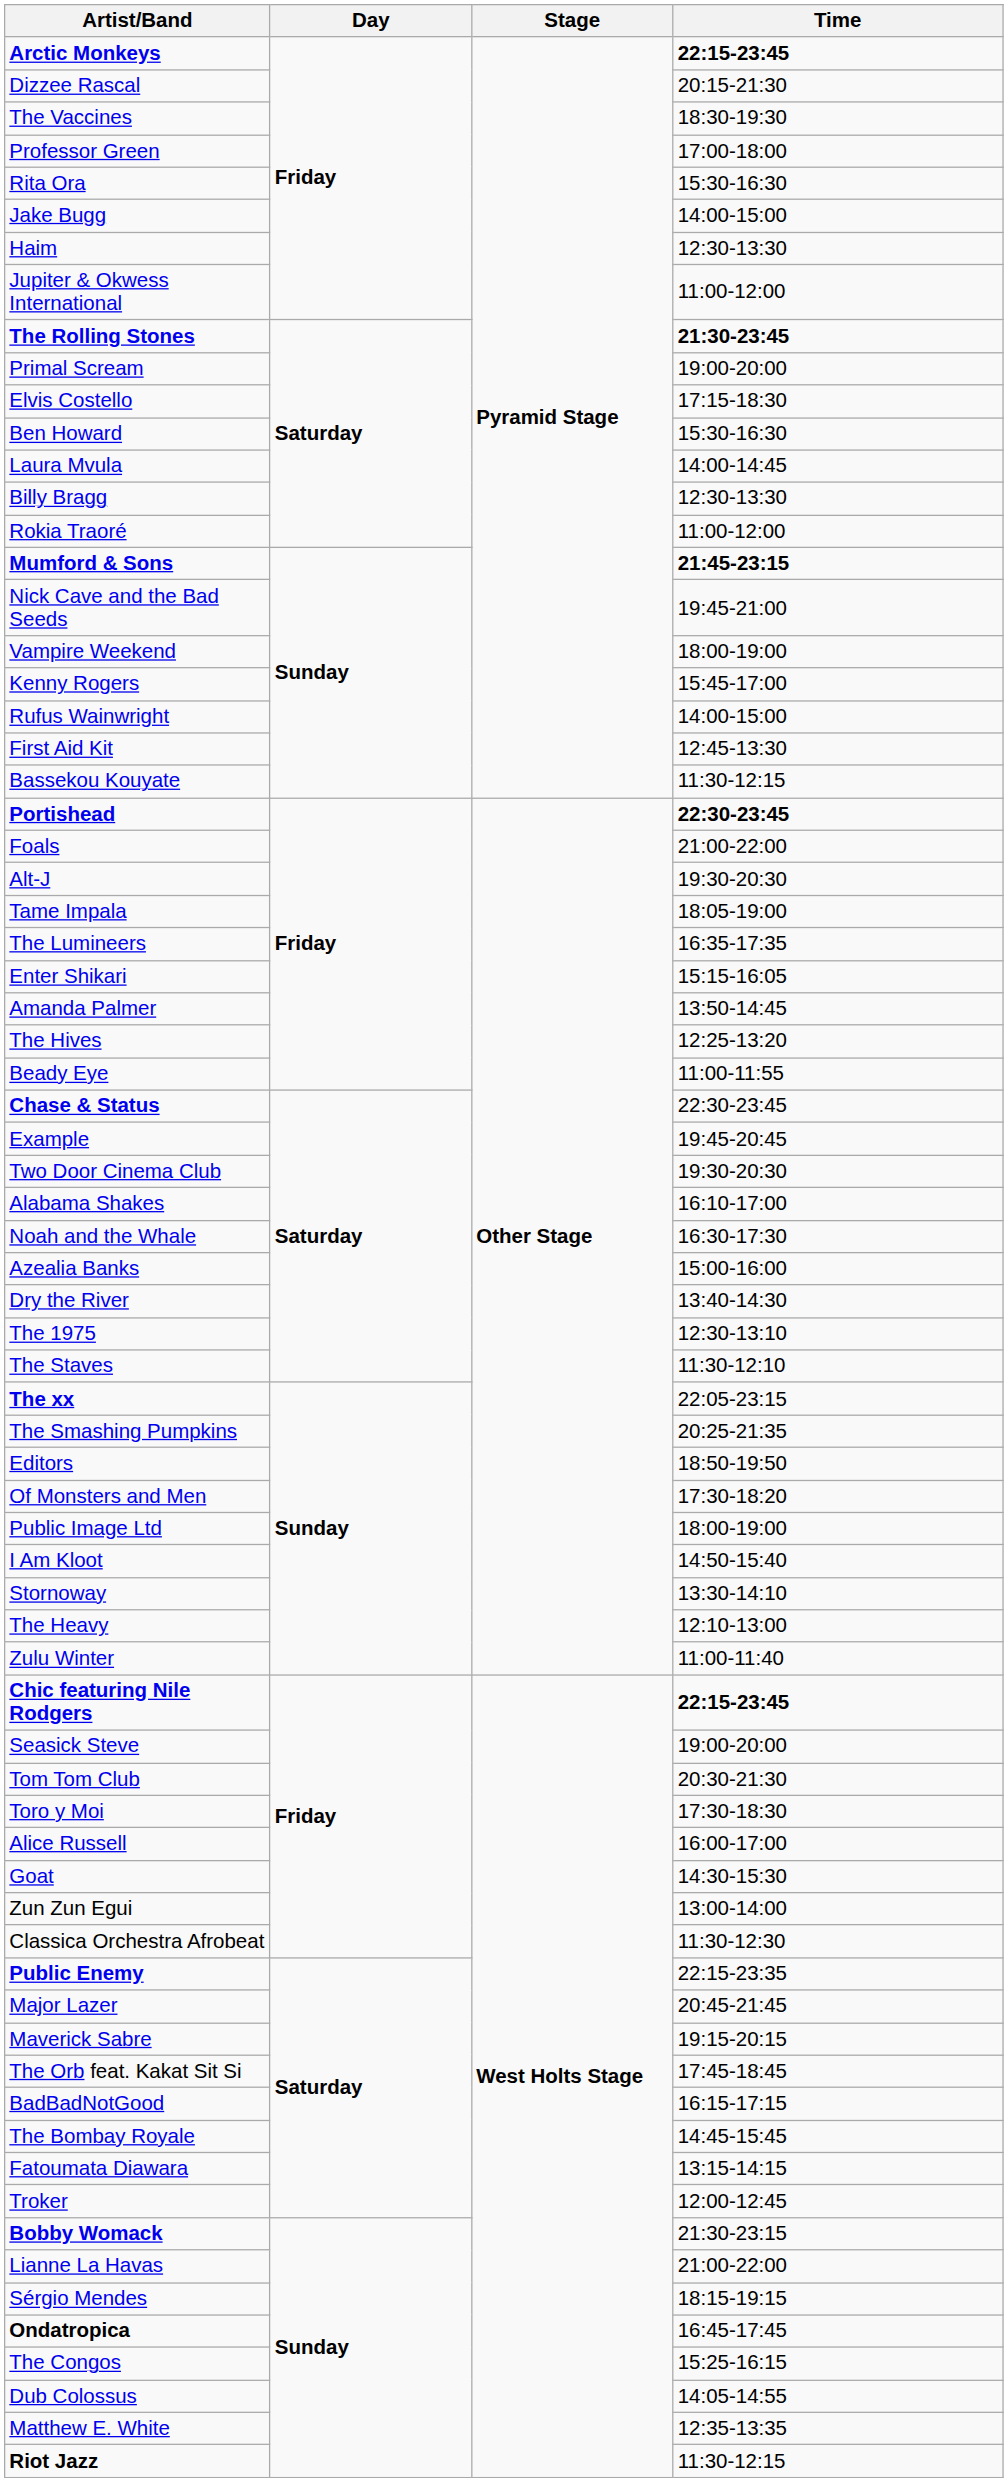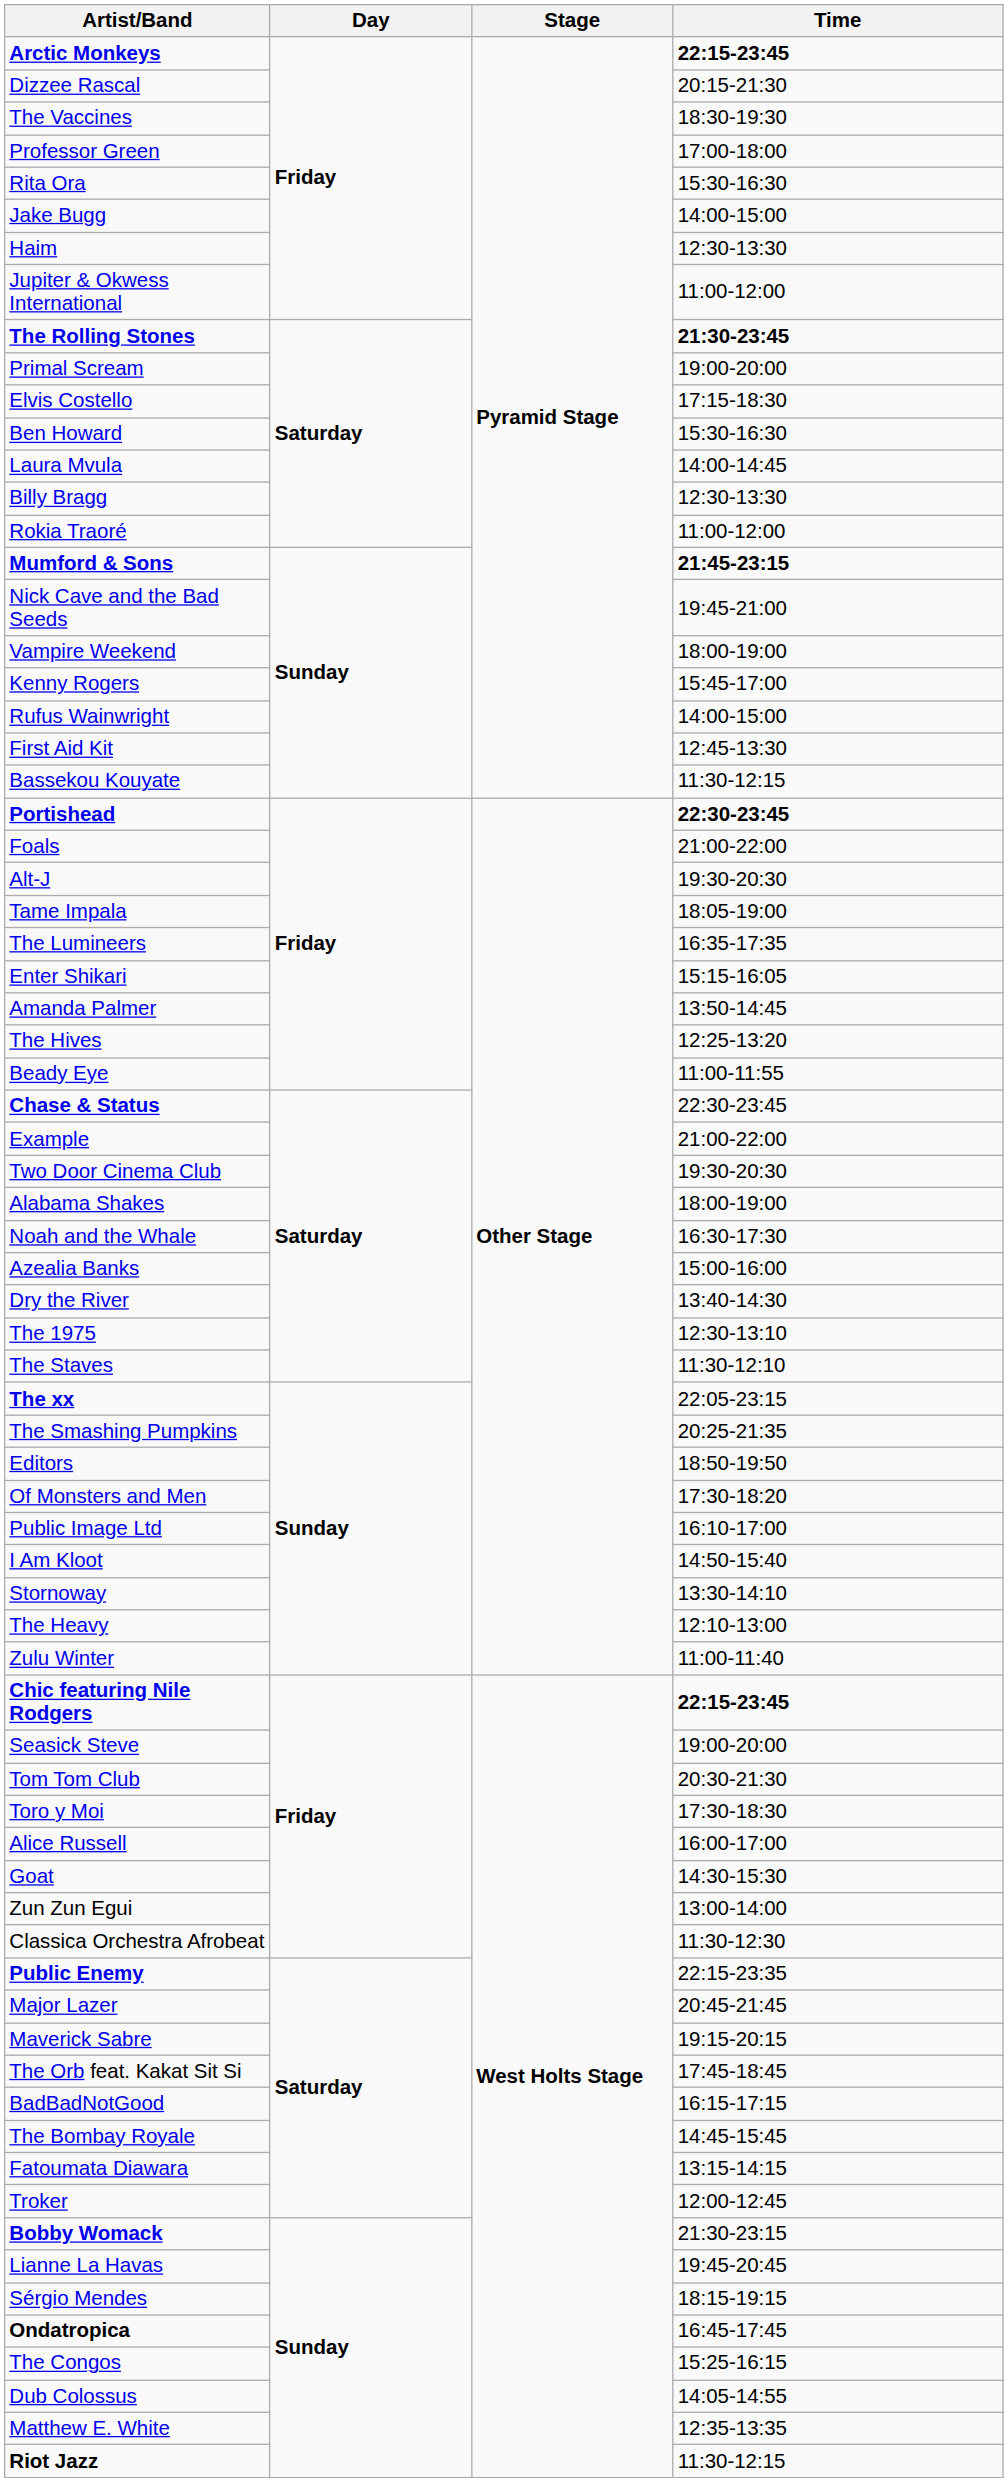(732, 1138) 19:45-20:45 -> (732, 1138) 21:00-22:00
(732, 1203) 16:10-17:00 -> (732, 1203) 18:00-19:00
(732, 1528) 18:00-19:00 -> (732, 1528) 16:10-17:00
(732, 2266) 21:00-22:00 -> (732, 2266) 19:45-20:45
